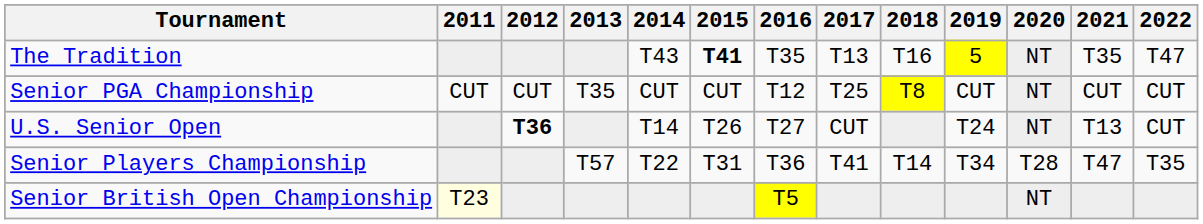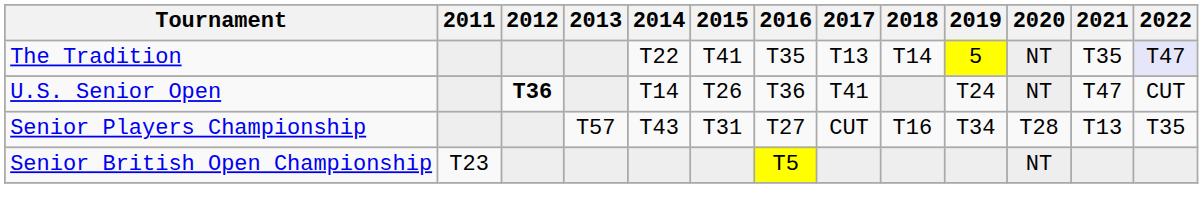(659, 58) T43 -> (659, 58) T22
(722, 58) bold -> (722, 58) normal
(912, 58) T16 -> (912, 58) T14
(1166, 58) no background -> (1166, 58) lavender background
- row: (162, 94)
(786, 129) T27 -> (786, 94) T36
(849, 129) CUT -> (849, 94) T41
(1102, 129) T13 -> (1102, 94) T47
(659, 165) T22 -> (659, 129) T43
(786, 165) T36 -> (786, 129) T27
(849, 165) T41 -> (849, 129) CUT
(912, 165) T14 -> (912, 129) T16
(1102, 165) T47 -> (1102, 129) T13
(469, 200) lightyellow background -> (469, 165) no background
